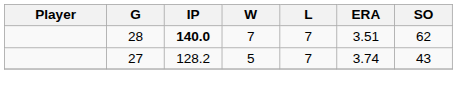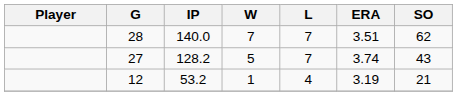(193, 36) bold -> (193, 36) normal
+ row: (136, 79)
